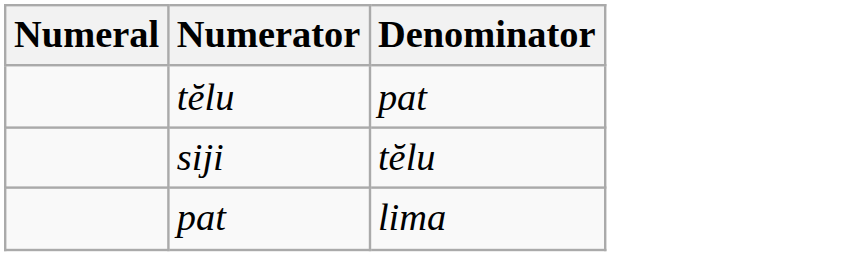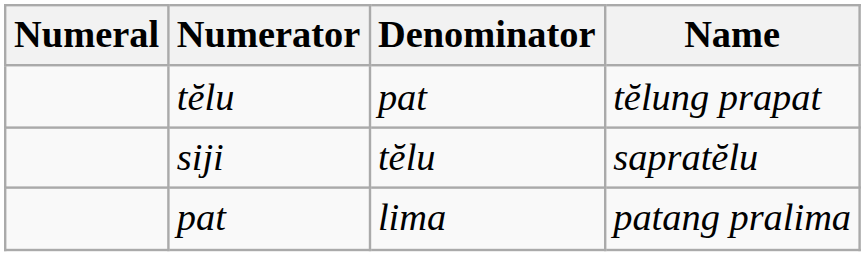+ column: (732, 34)
